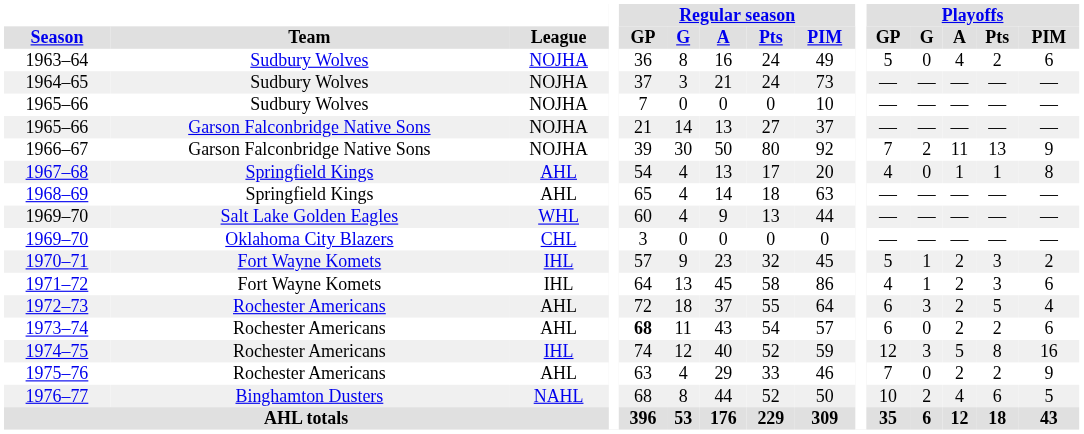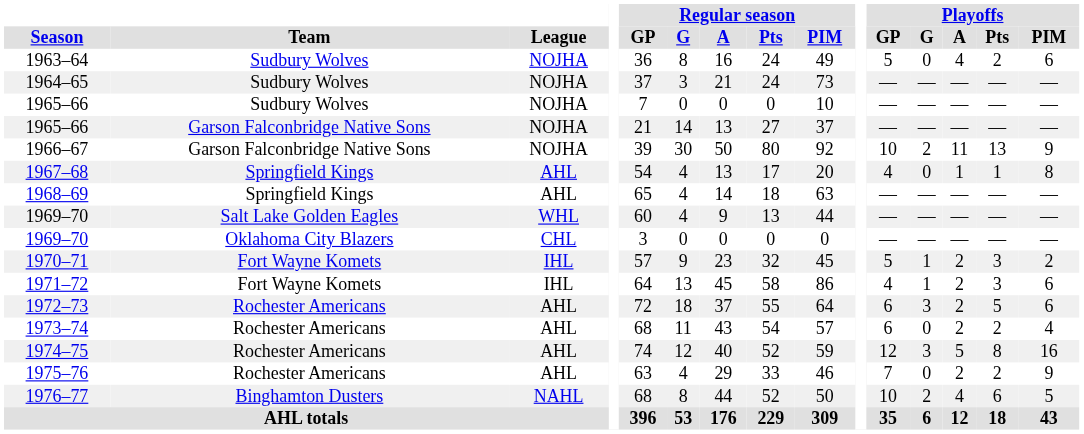(888, 149) 7 -> (888, 149) 10
(1049, 306) 4 -> (1049, 306) 6
(643, 328) bold -> (643, 328) normal
(1049, 328) 6 -> (1049, 328) 4
(559, 351) IHL -> (559, 351) AHL
